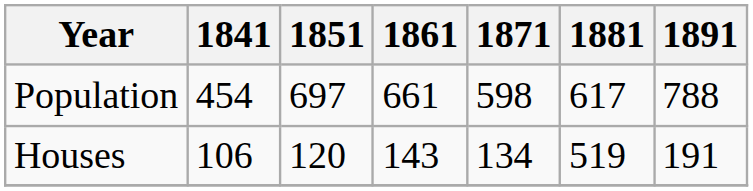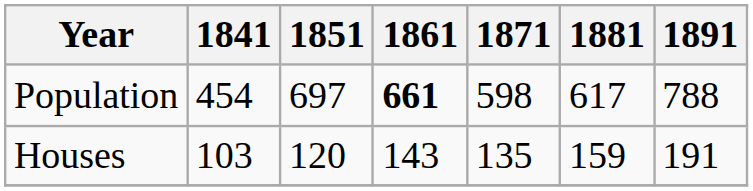(411, 94) normal -> (411, 94) bold
(224, 154) 106 -> (224, 154) 103
(504, 154) 134 -> (504, 154) 135
(597, 154) 519 -> (597, 154) 159
